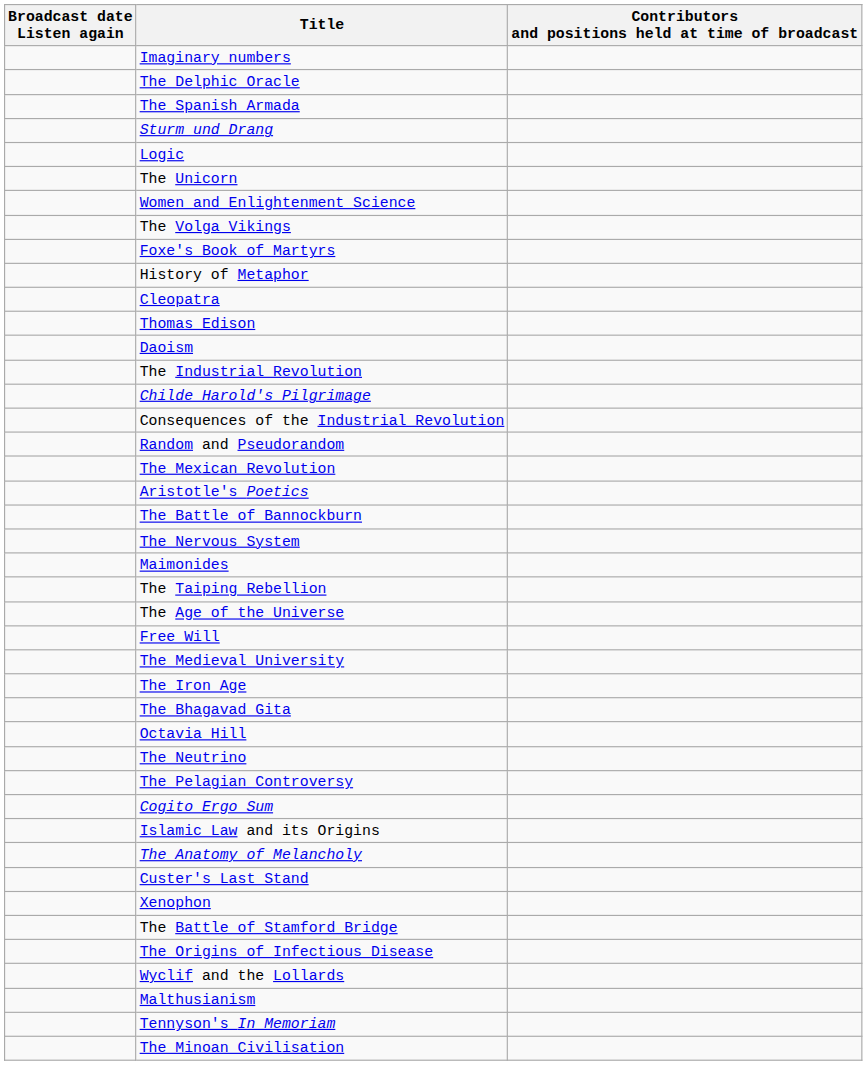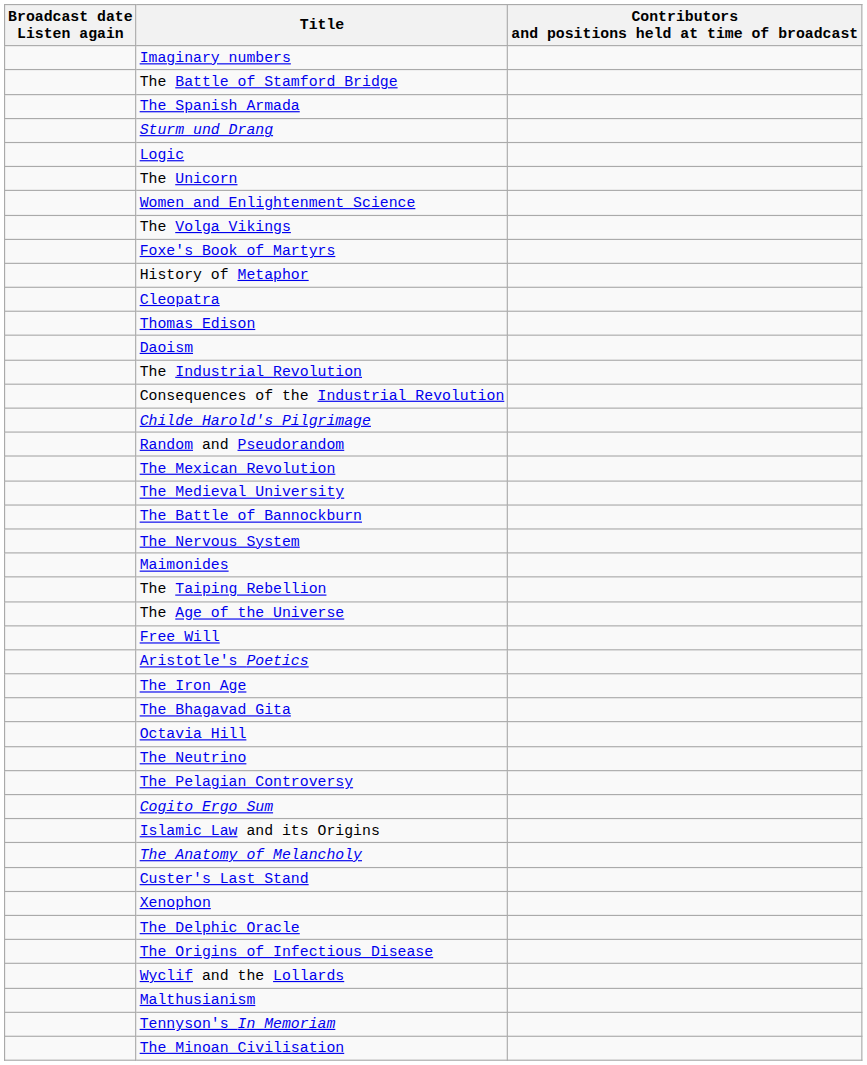rows swapped: (220, 82) <-> (269, 927)
rows swapped: (322, 420) <-> (255, 396)
rows swapped: (224, 493) <-> (242, 662)
